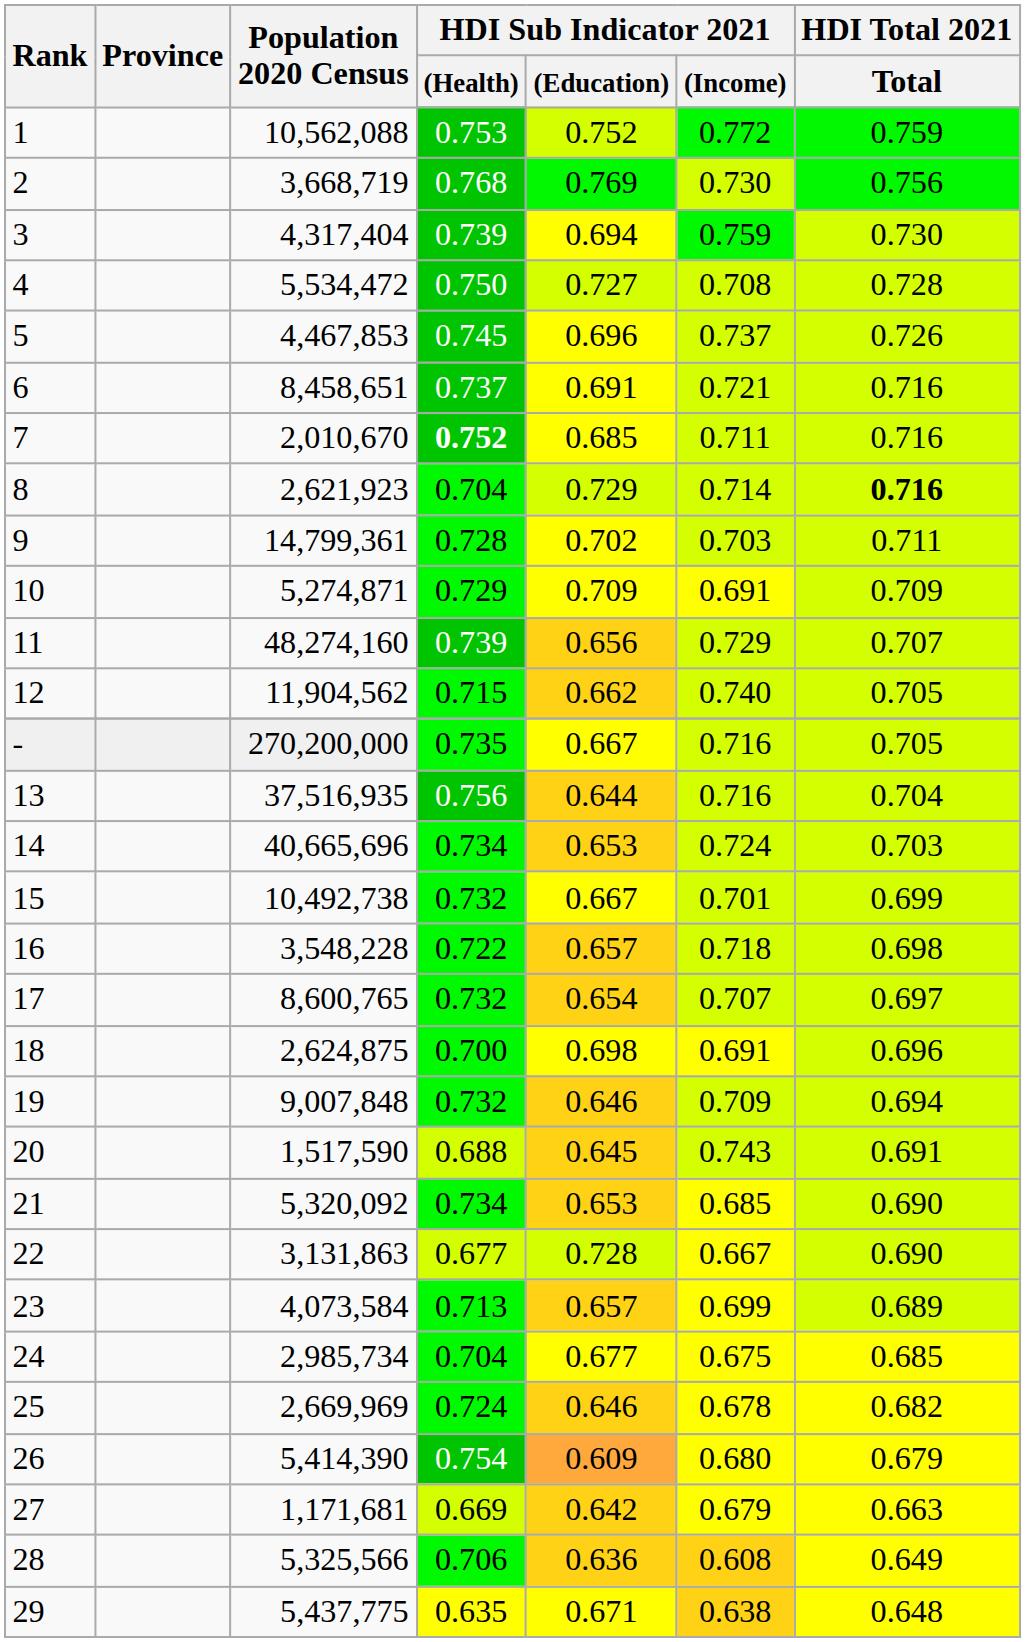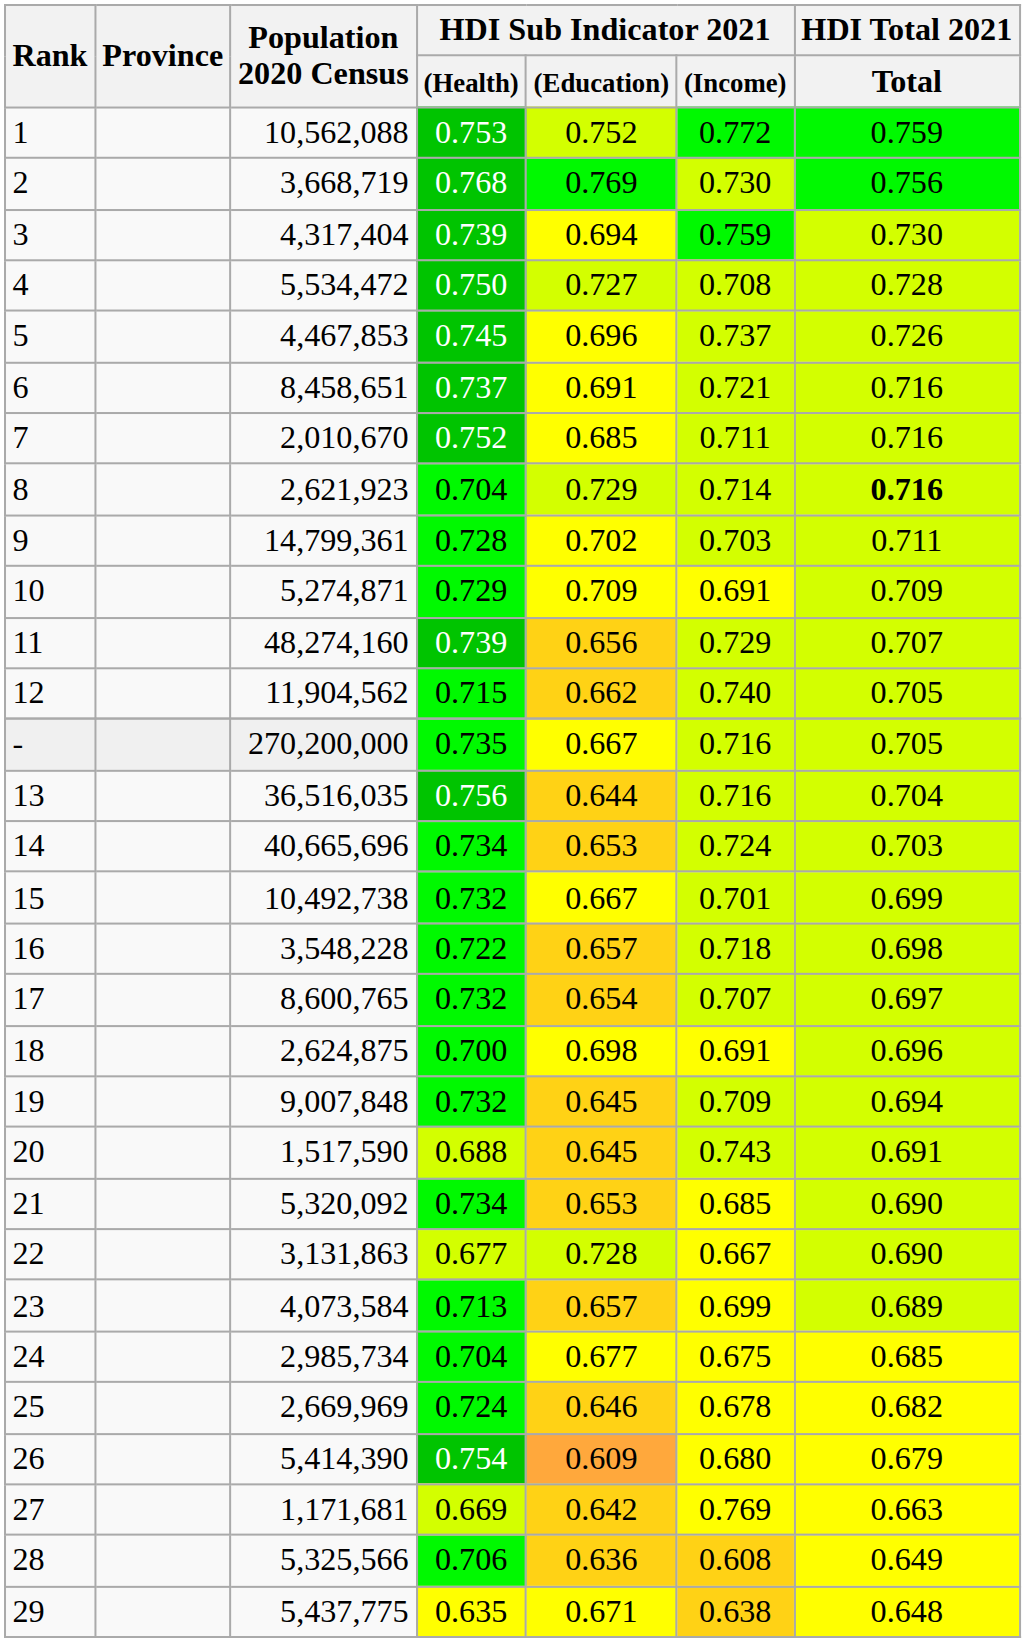(471, 438) bold -> (471, 438) normal
(336, 795) 37,516,935 -> (336, 795) 36,516,035
(601, 1101) 0.646 -> (601, 1101) 0.645
(735, 1509) 0.679 -> (735, 1509) 0.769
